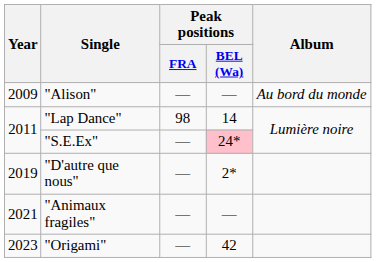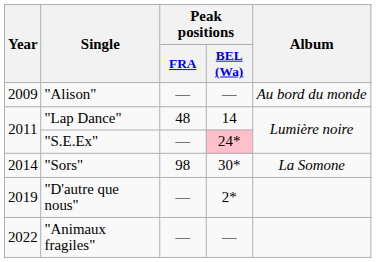(183, 118) 98 -> (183, 118) 48
+ row: (64, 165)
(23, 214) 2021 -> (23, 237) 2022
- row: (75, 246)
